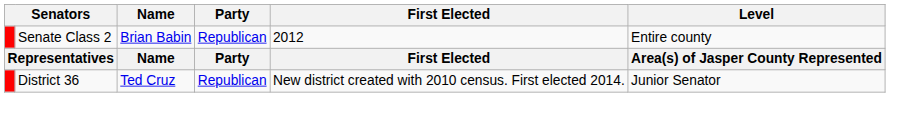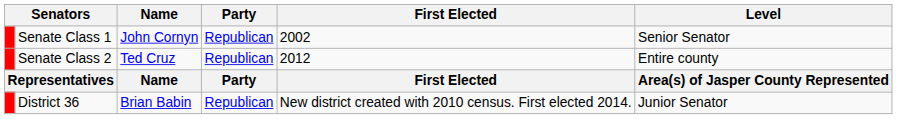+ row: (65, 37)
(156, 37) Brian Babin -> (148, 59) Ted Cruz
(148, 80) Ted Cruz -> (156, 102) Brian Babin
